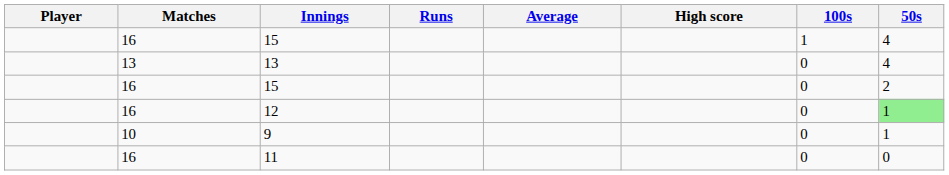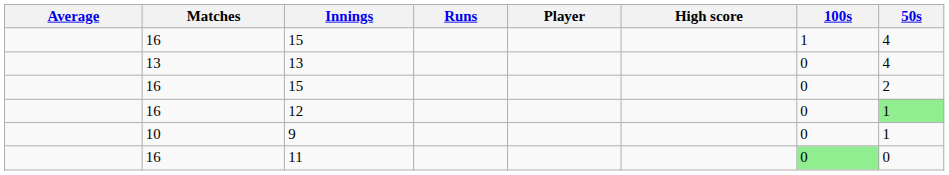columns swapped: (61, 16) <-> (552, 16)
(804, 157) no background -> (804, 157) lightgreen background
